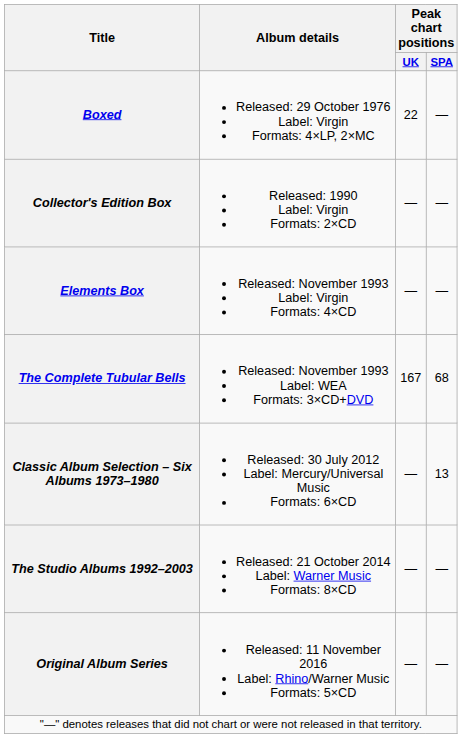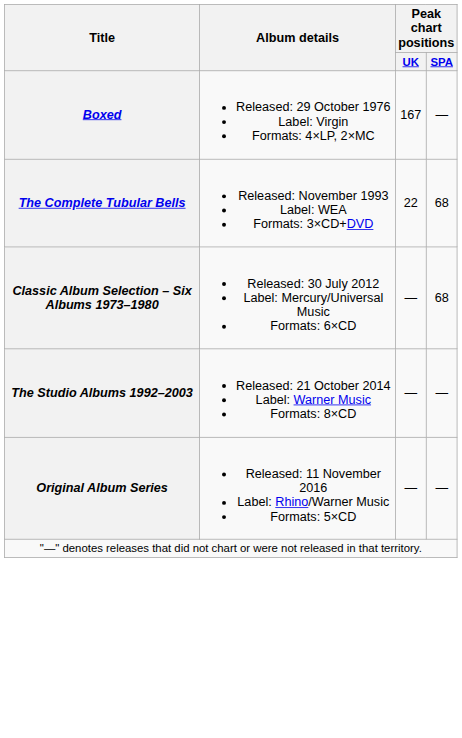(411, 114) 22 -> (411, 114) 167
- row: (102, 202)
- row: (102, 290)
(411, 378) 167 -> (411, 202) 22
(442, 474) 13 -> (442, 298) 68
